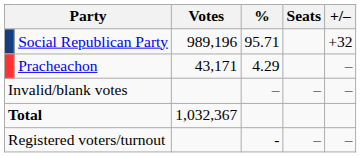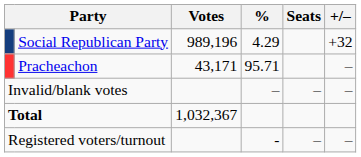(262, 41) 95.71 -> (266, 41) 4.29
(266, 66) 4.29 -> (262, 66) 95.71
